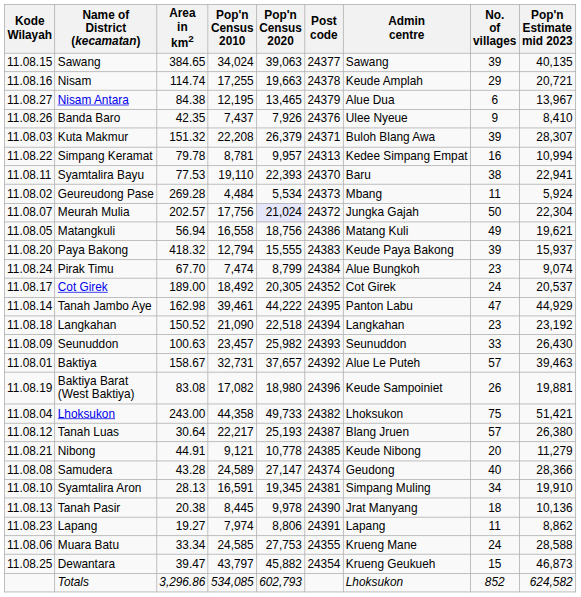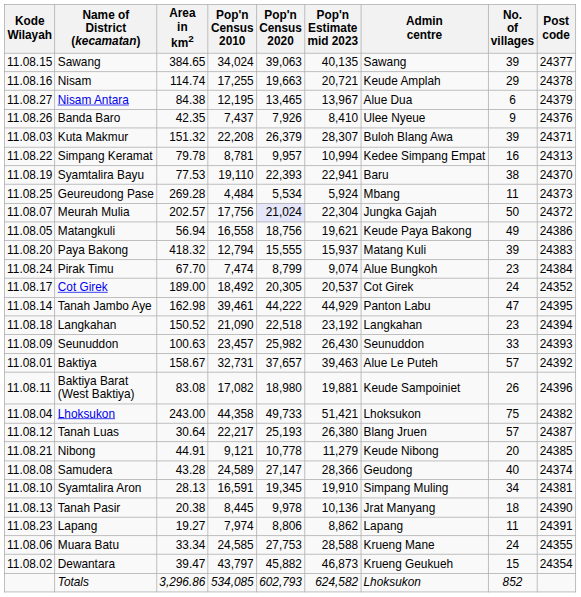columns swapped: (547, 28) <-> (324, 28)
(29, 175) 11.08.11 -> (30, 175) 11.08.19
(30, 193) 11.08.02 -> (30, 193) 11.08.25
(377, 231) Matang Kuli -> (418, 231) Keude Paya Bakong
(400, 250) Keude Paya Bakong -> (395, 250) Matang Kuli
(30, 388) 11.08.19 -> (29, 388) 11.08.11
(30, 564) 11.08.25 -> (30, 564) 11.08.02
